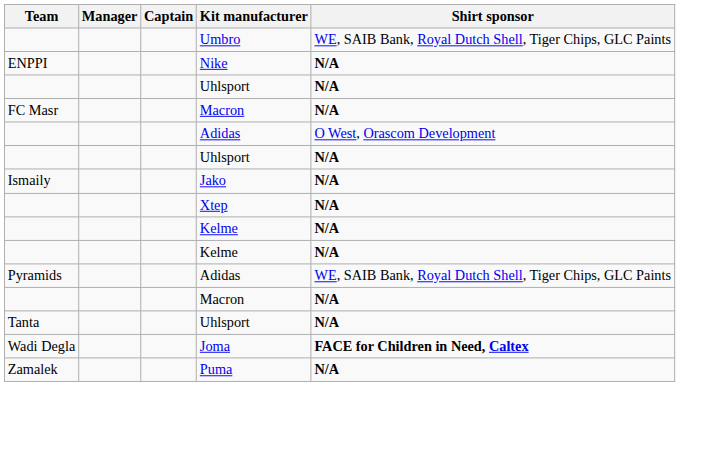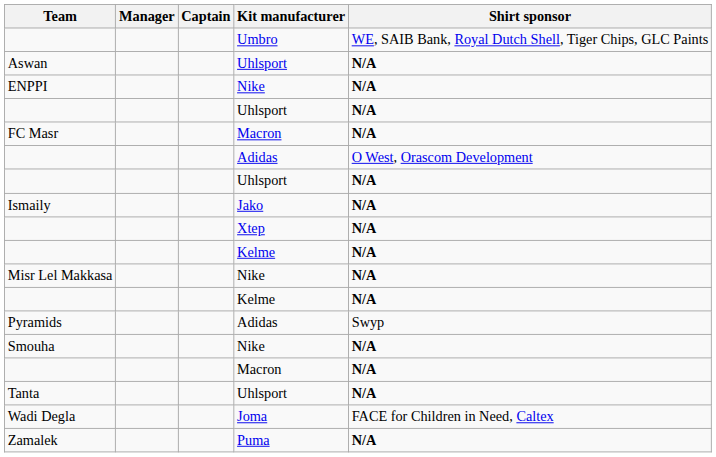+ row: (28, 63)
+ row: (60, 275)
(493, 275) WE, SAIB Bank, Royal Dutch Shell, Tiger Chips, GLC Paints -> (368, 322) Swyp
+ row: (31, 346)
(422, 346) bold -> (453, 416) normal
